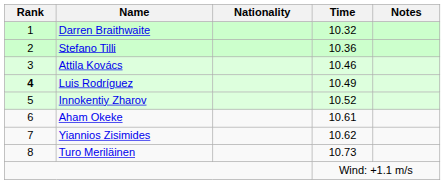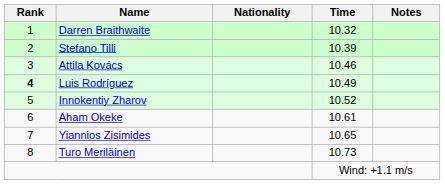(342, 48) 10.36 -> (342, 48) 10.39
(342, 135) 10.62 -> (342, 135) 10.65
